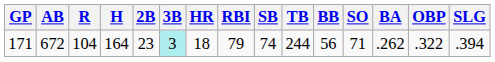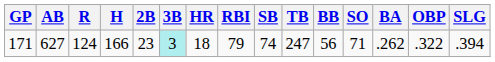(53, 43) 672 -> (53, 43) 627
(85, 43) 104 -> (85, 43) 124
(117, 43) 164 -> (117, 43) 166
(298, 43) 244 -> (298, 43) 247
